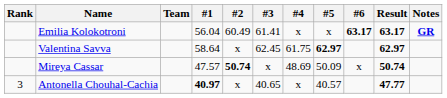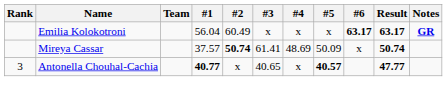(268, 31) 61.41 -> (268, 31) x
- row: (74, 48)
(207, 66) 47.57 -> (207, 48) 37.57
(268, 66) x -> (268, 48) 61.41
(207, 84) 40.97 -> (207, 66) 40.77
(329, 84) normal -> (329, 66) bold
